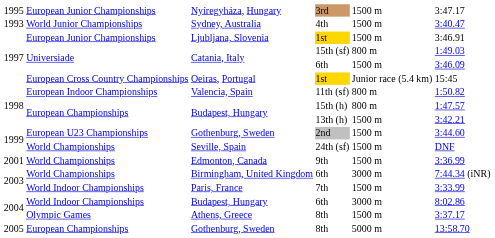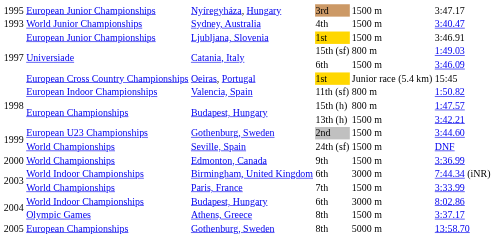(14, 160) 2001 -> (14, 160) 2000
(71, 174) World Championships -> (85, 174) World Indoor Championships
(85, 187) World Indoor Championships -> (71, 187) World Championships
